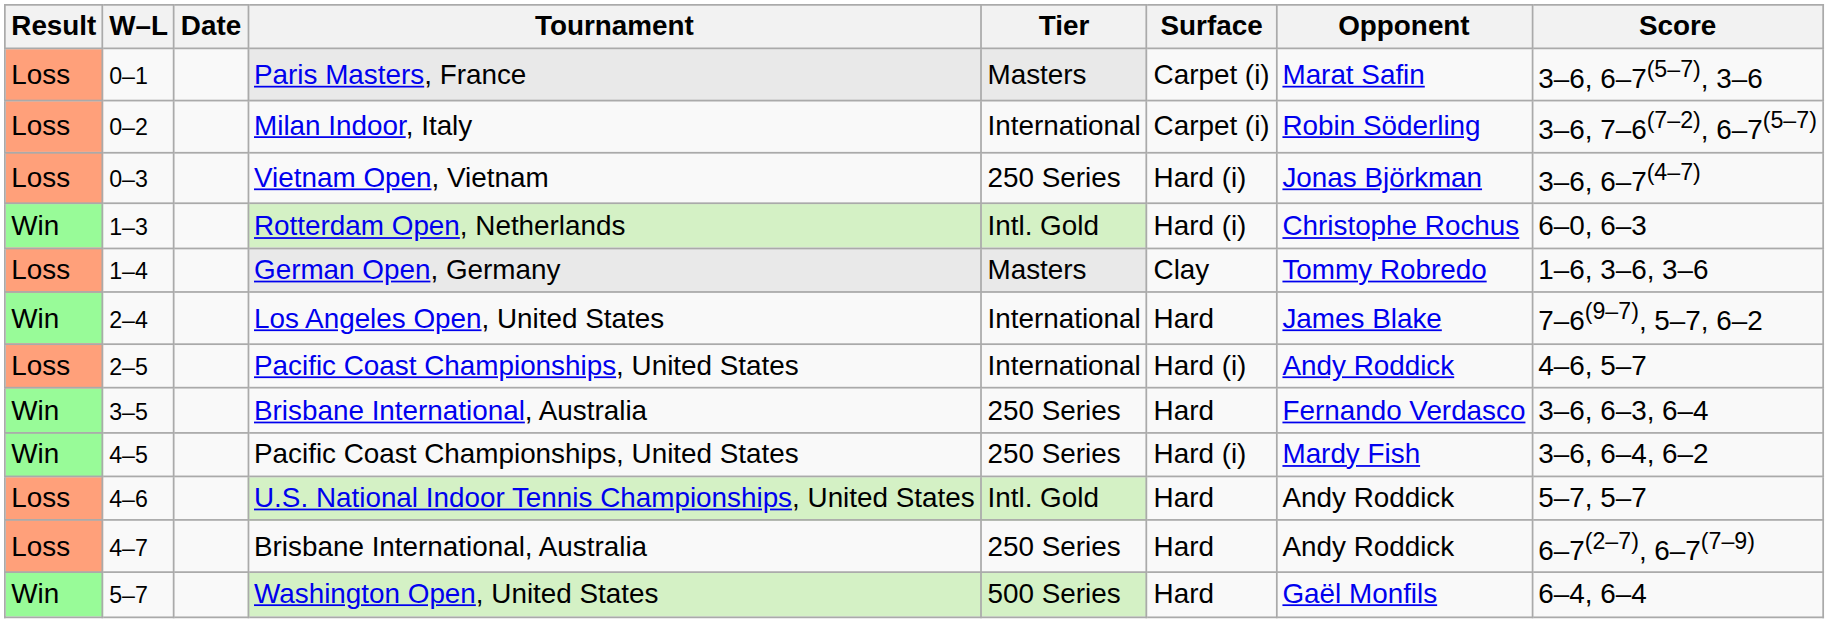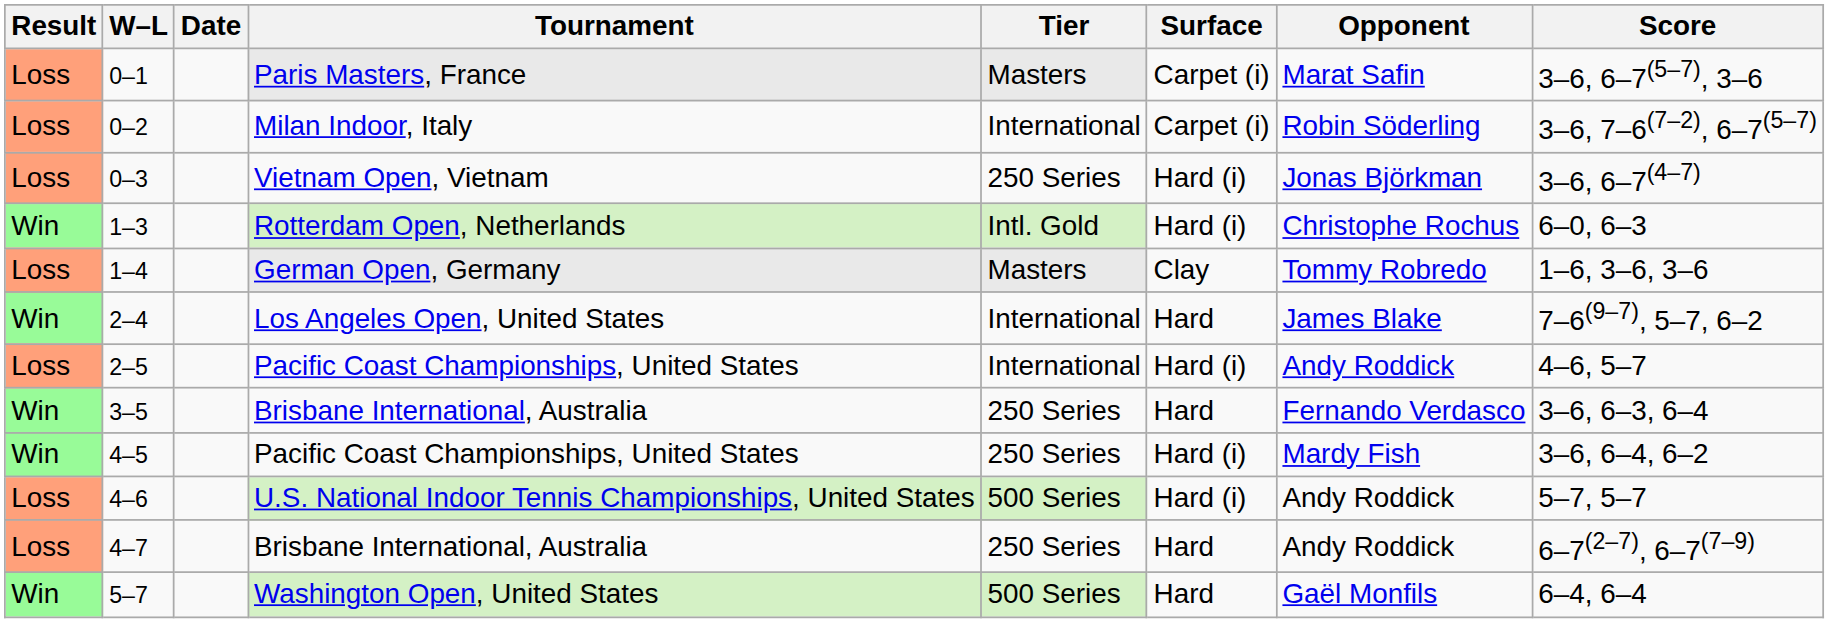(1043, 498) Intl. Gold -> (1054, 498) 500 Series
(1184, 498) Hard -> (1200, 498) Hard (i)
